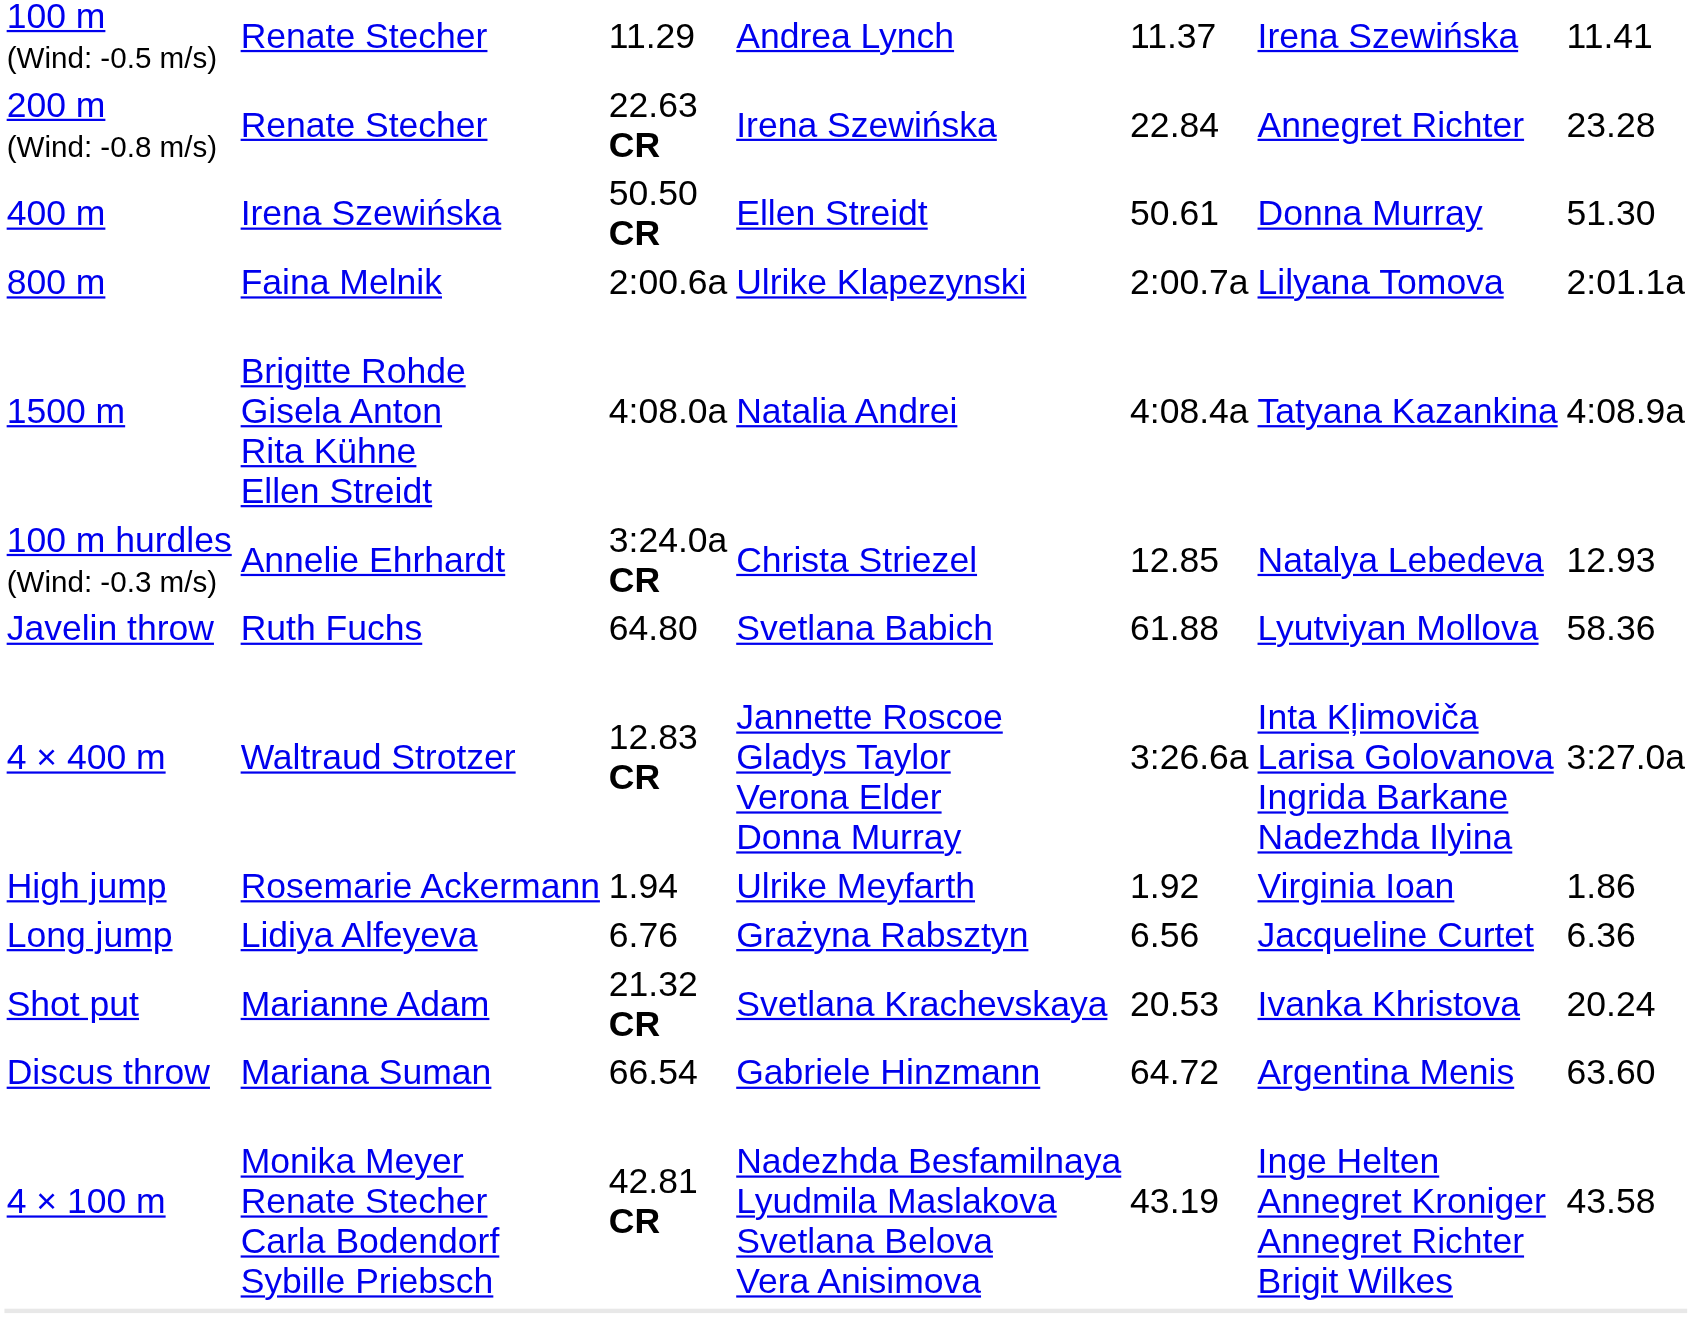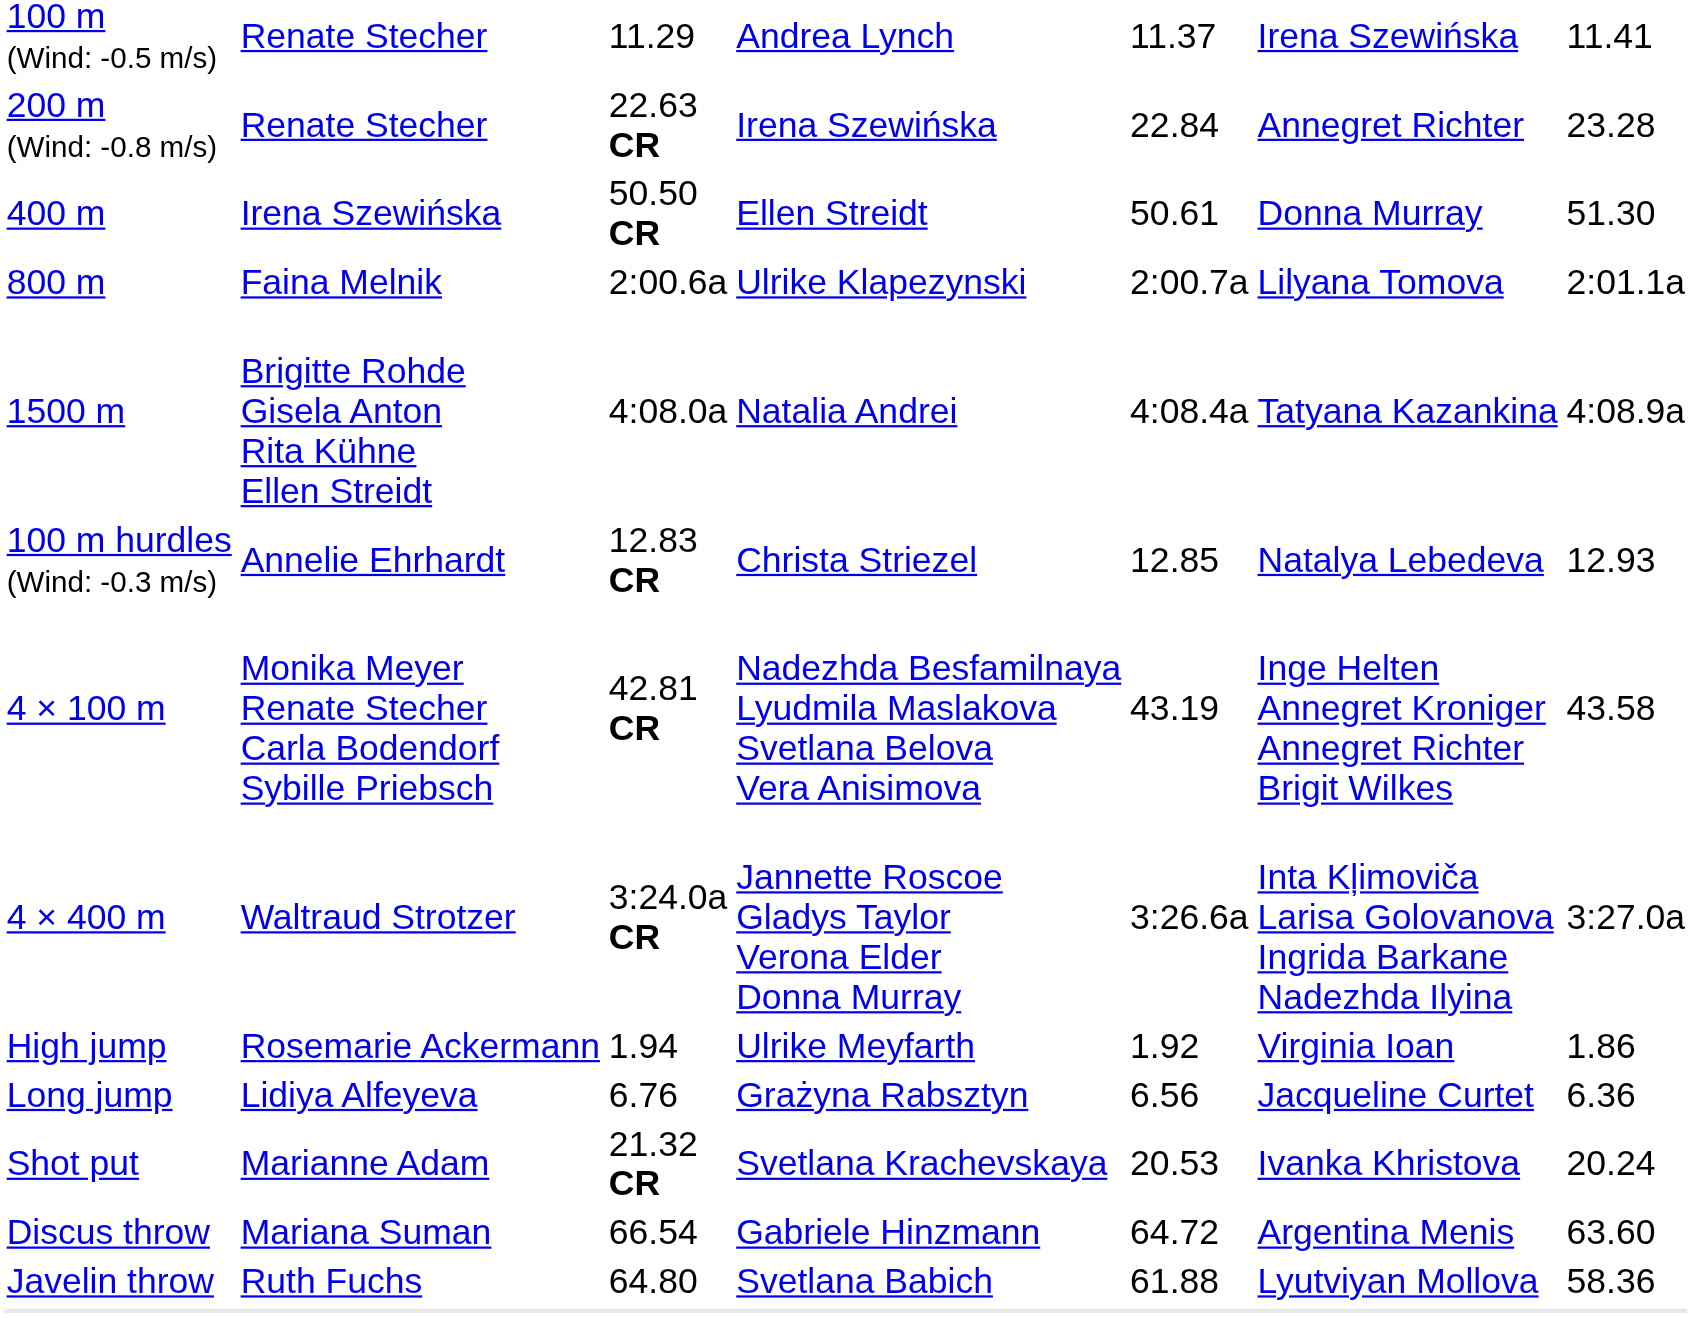(668, 559) 3:24.0a CR -> (653, 559) 12.83 CR
rows swapped: (86, 1201) <-> (110, 628)
(653, 757) 12.83 CR -> (668, 917) 3:24.0a CR
